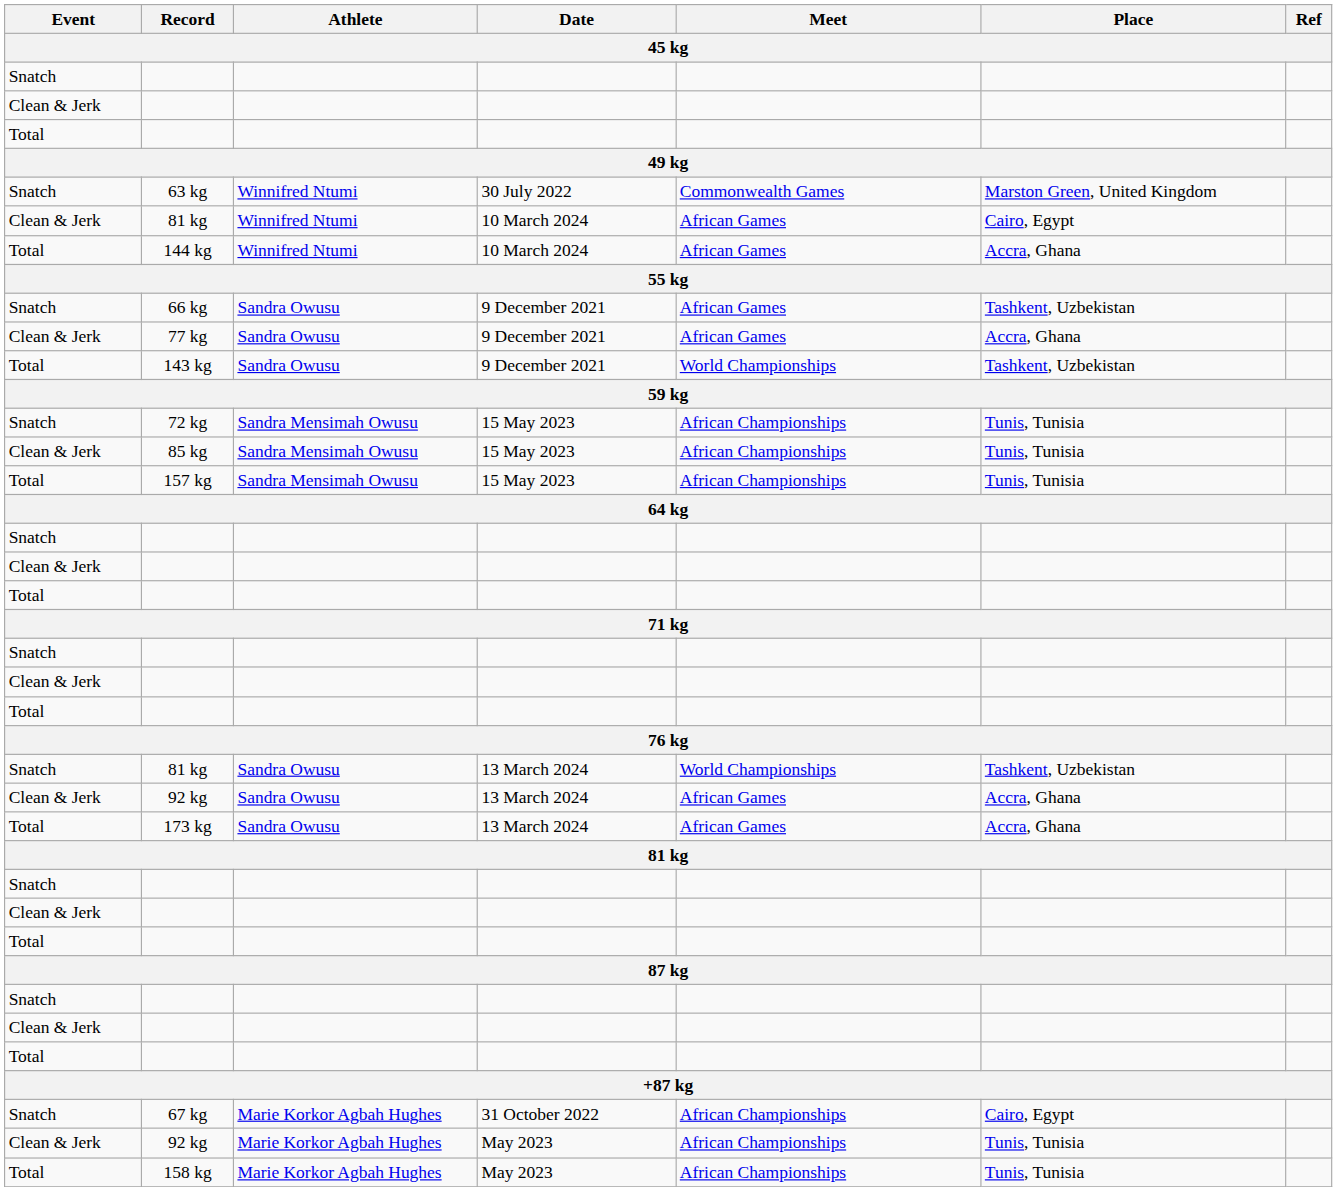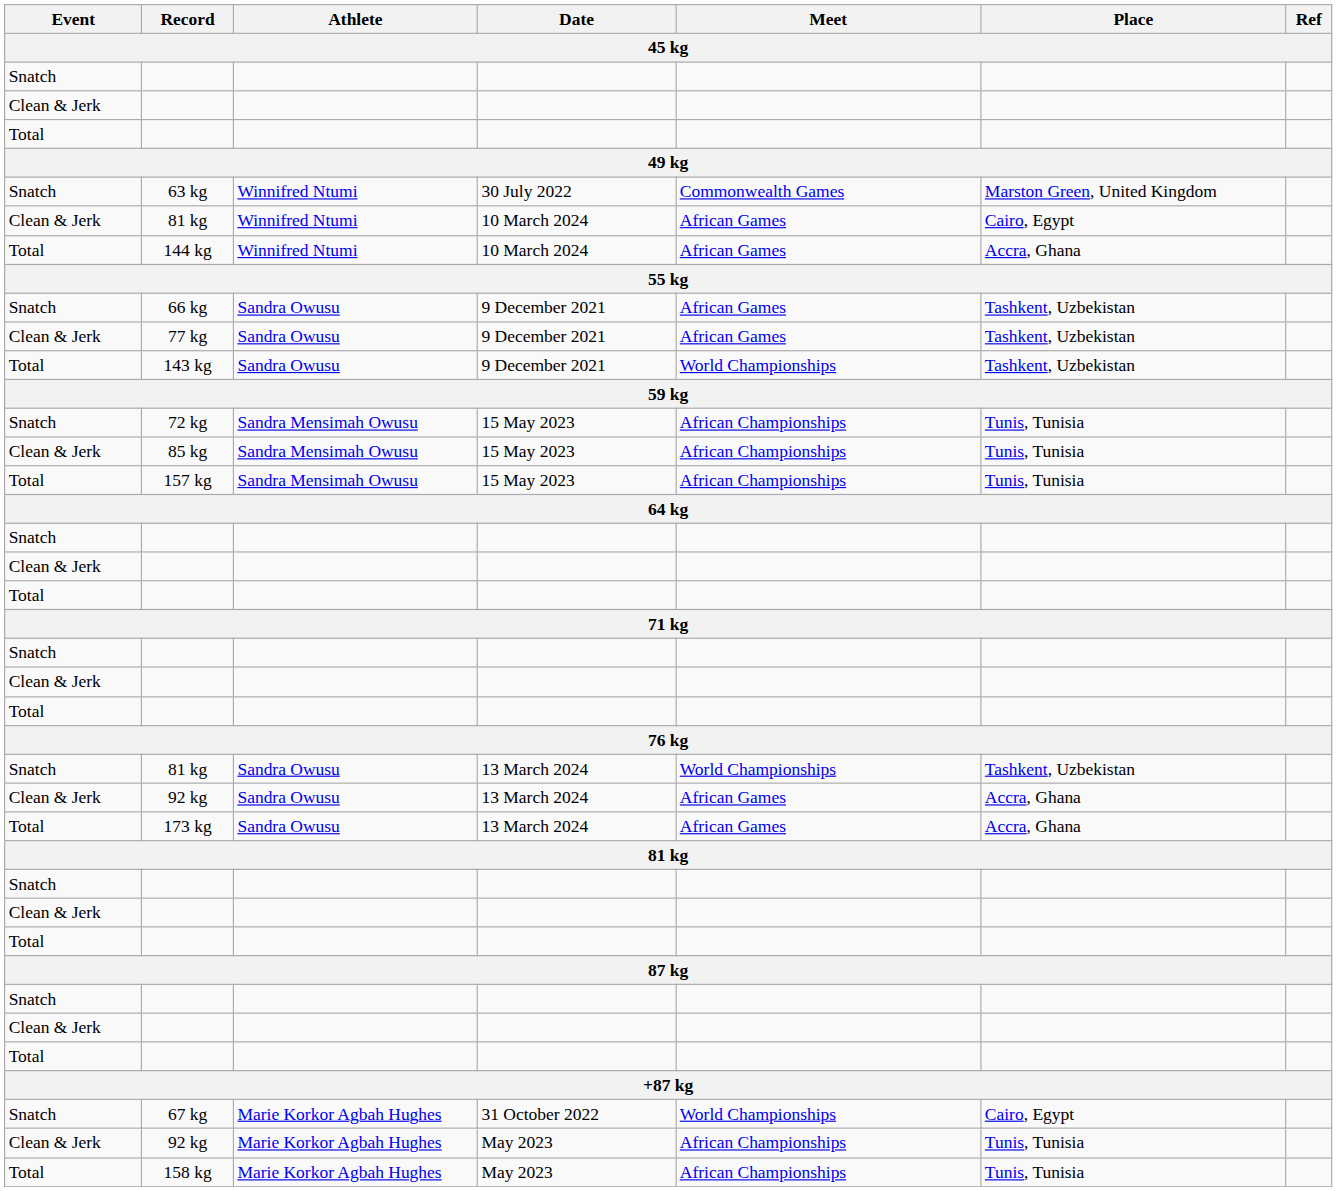(1033, 336) Accra, Ghana -> (1060, 336) Tashkent, Uzbekistan
(763, 1114) African Championships -> (758, 1114) World Championships
